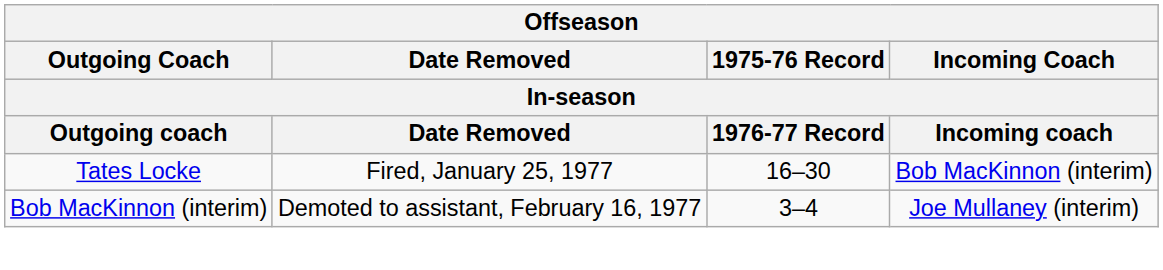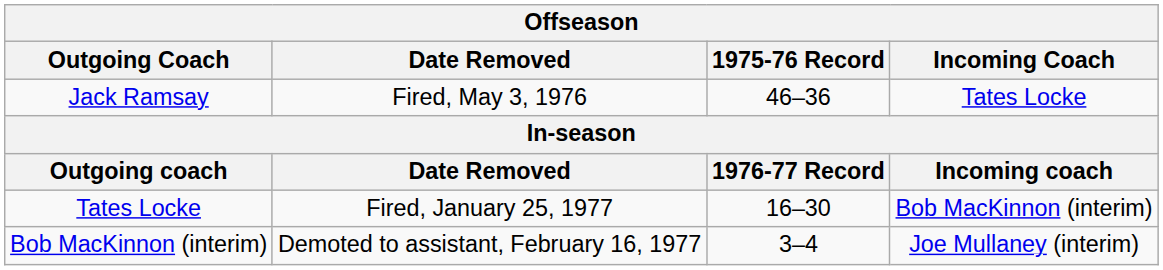+ row: (139, 97)
